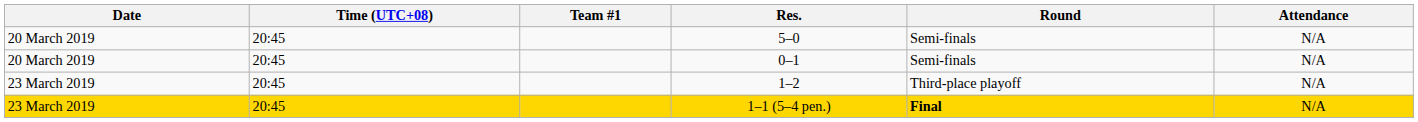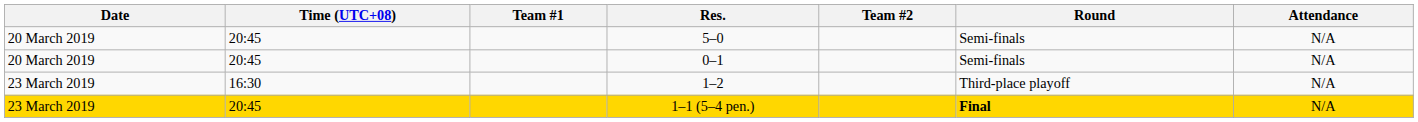+ column: (888, 15)
(269, 83) 20:45 -> (245, 83) 16:30
